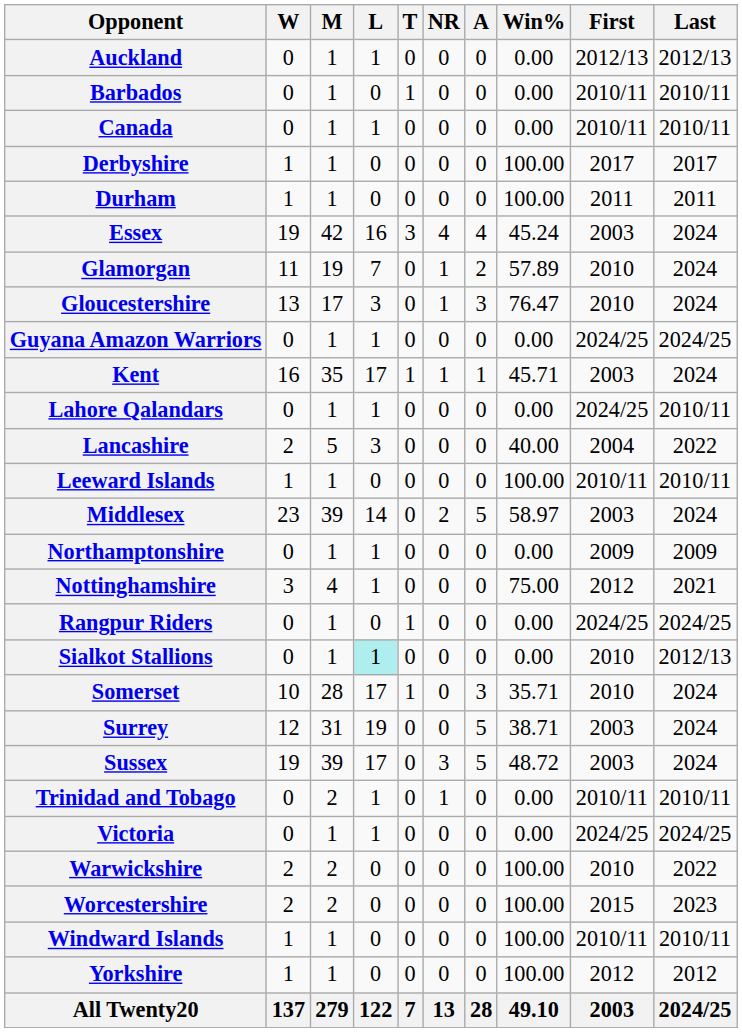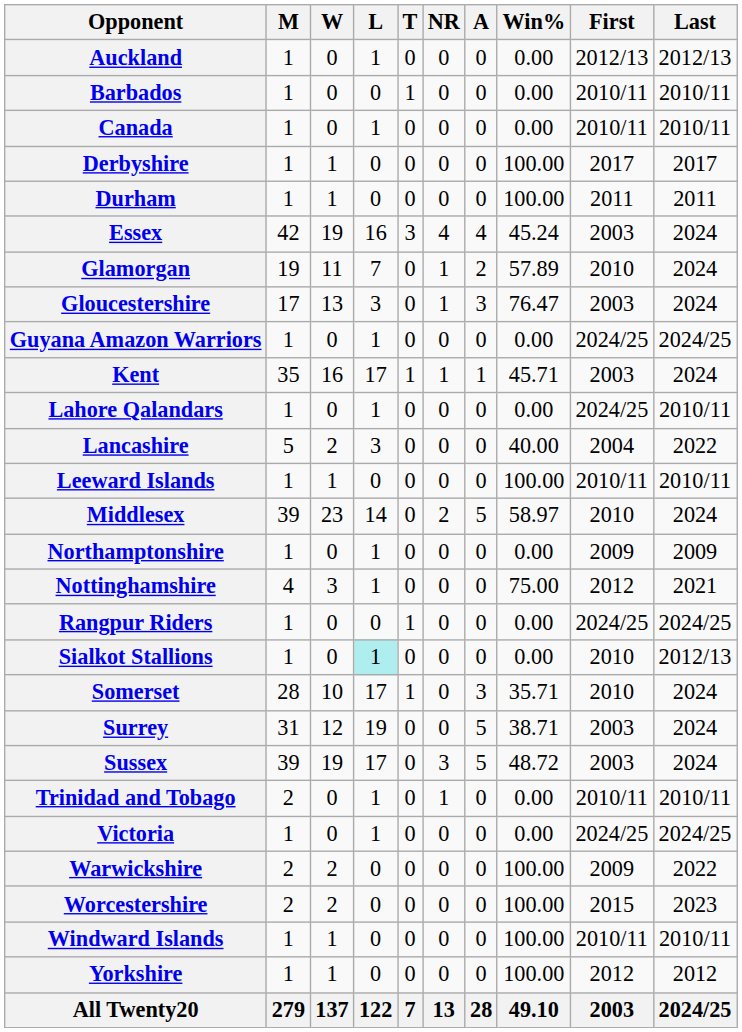columns swapped: (332, 22) <-> (288, 22)
(612, 304) 2010 -> (612, 304) 2003
(612, 515) 2003 -> (612, 515) 2010
(612, 868) 2010 -> (612, 868) 2009
